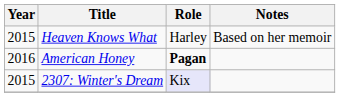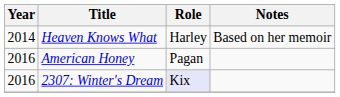(21, 37) 2015 -> (21, 37) 2014
(188, 59) bold -> (186, 59) normal
(21, 80) 2015 -> (21, 80) 2016
